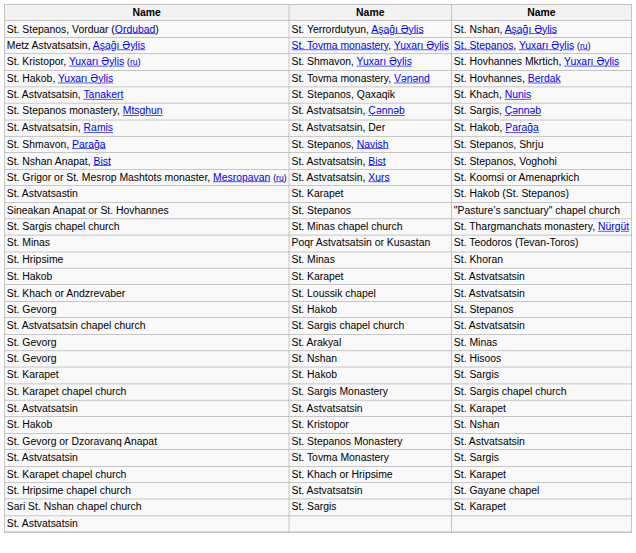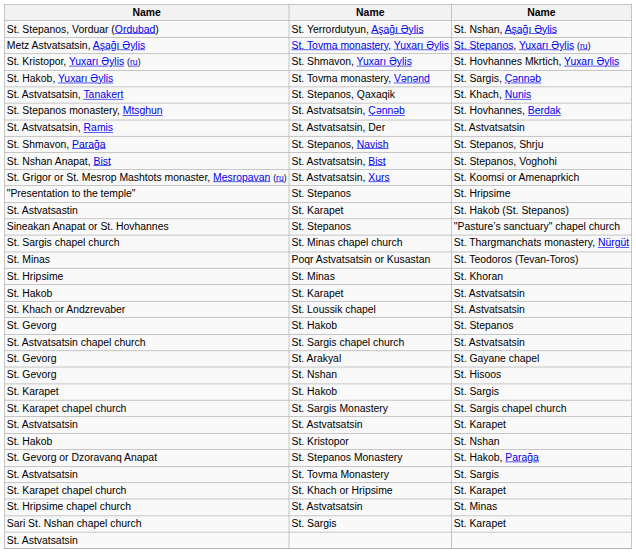(507, 78) St. Hovhannes, Berdak -> (497, 78) St. Sargis, Çənnəb
(497, 111) St. Sargis, Çənnəb -> (507, 111) St. Hovhannes, Berdak
(496, 128) St. Hakob, Parağa -> (489, 128) St. Astvatsatsin
+ row: (71, 194)
(475, 342) St. Minas -> (497, 359) St. Gayane chapel
(489, 441) St. Astvatsatsin -> (496, 458) St. Hakob, Parağa
(497, 491) St. Gayane chapel -> (475, 507) St. Minas
